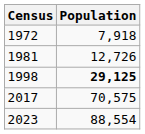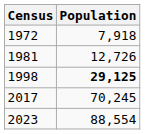(113, 98) 70,575 -> (113, 98) 70,245
